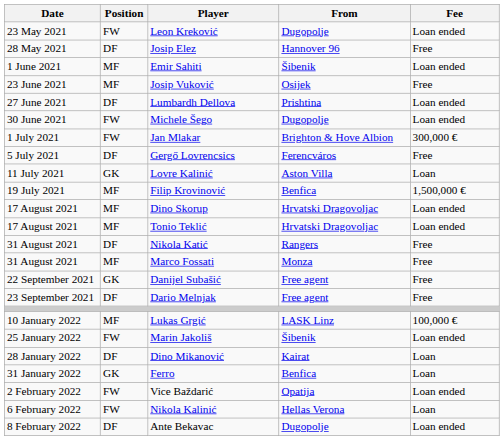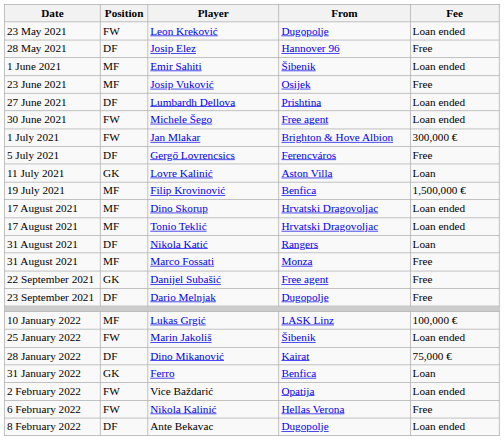(305, 119) Dugopolje -> (305, 119) Free agent
(423, 244) Free -> (424, 244) Loan
(305, 297) Free agent -> (305, 297) Dugopolje
(424, 356) Loan -> (432, 356) 75,000 €
(424, 409) Loan -> (423, 409) Free
